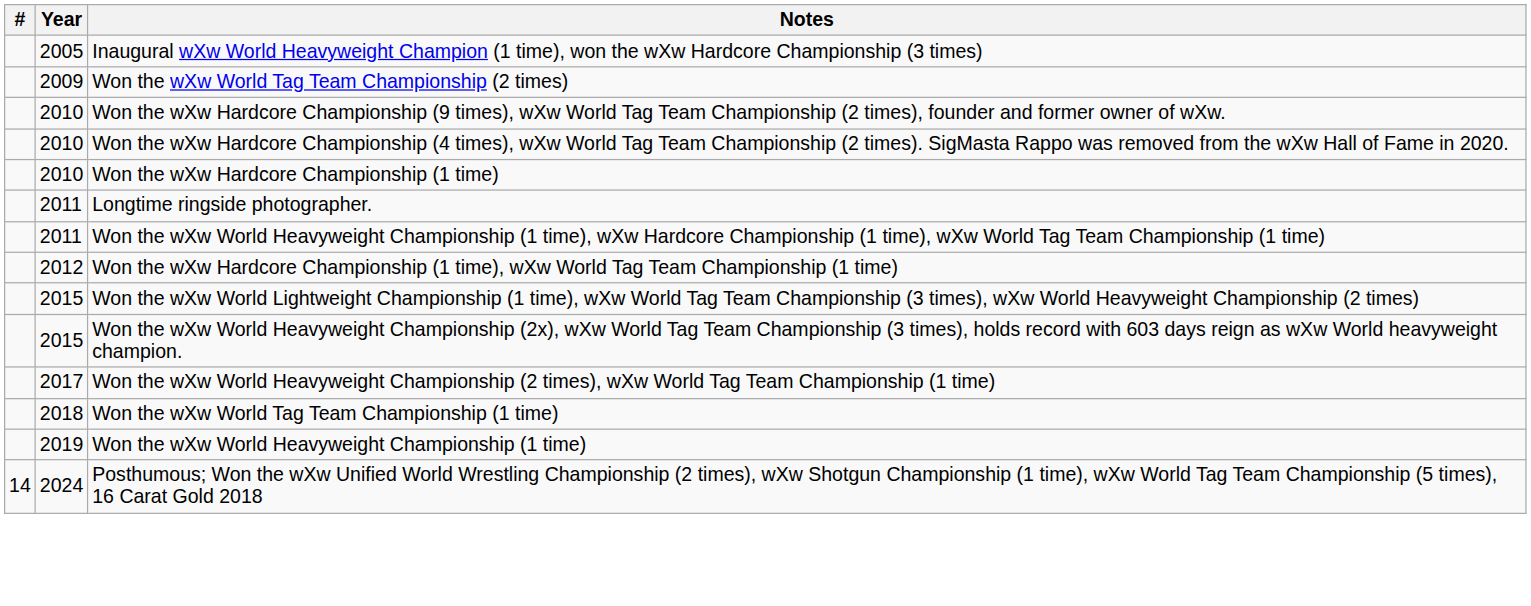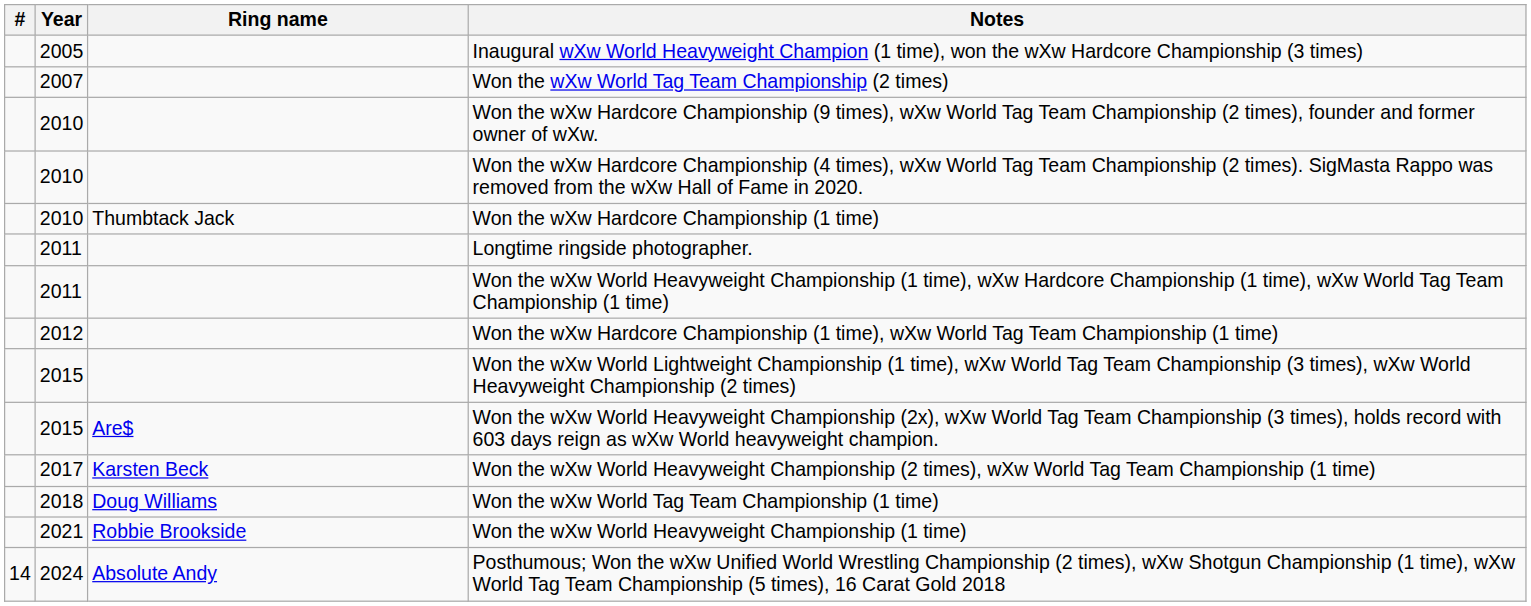+ column: (278, 19)
(62, 81) 2009 -> (62, 81) 2007
(62, 444) 2019 -> (62, 532) 2021
